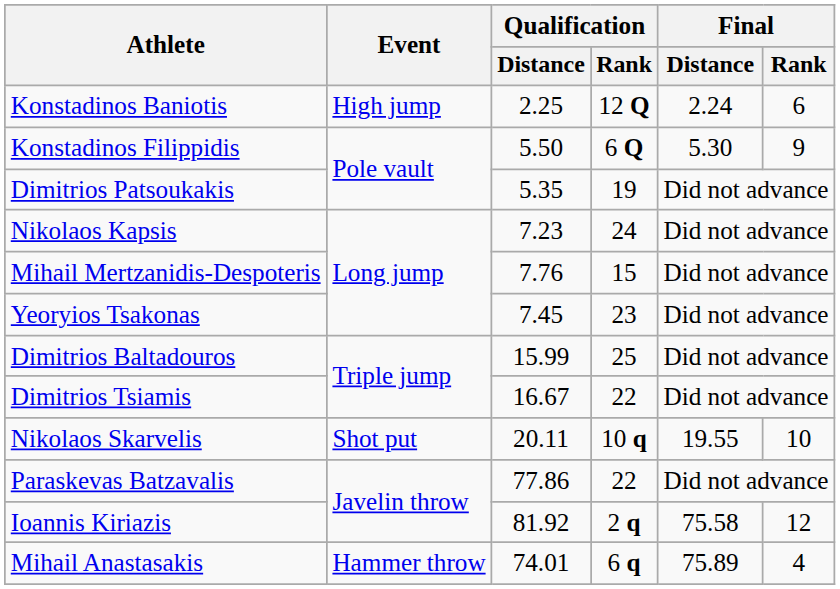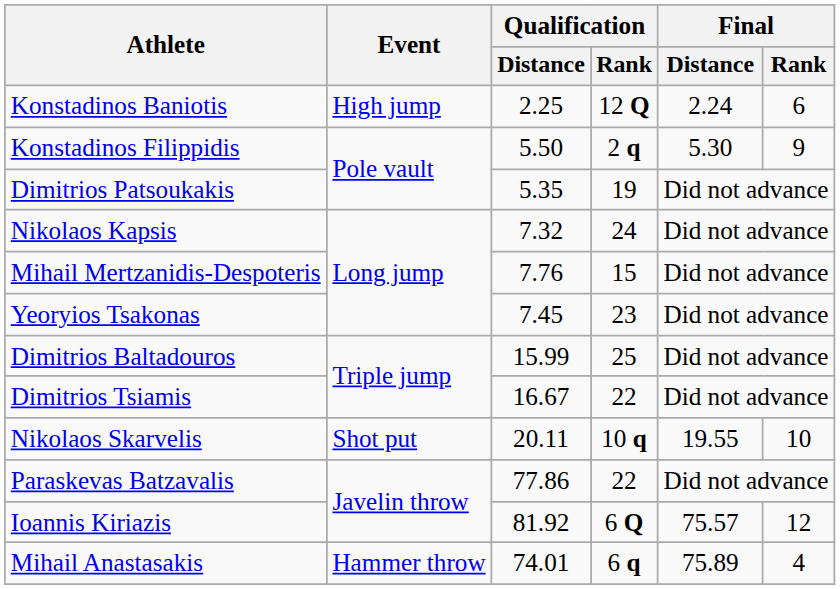(624, 148) 6 Q -> (624, 148) 2 q
(541, 231) 7.23 -> (541, 231) 7.32
(624, 522) 2 q -> (624, 522) 6 Q
(710, 522) 75.58 -> (710, 522) 75.57
